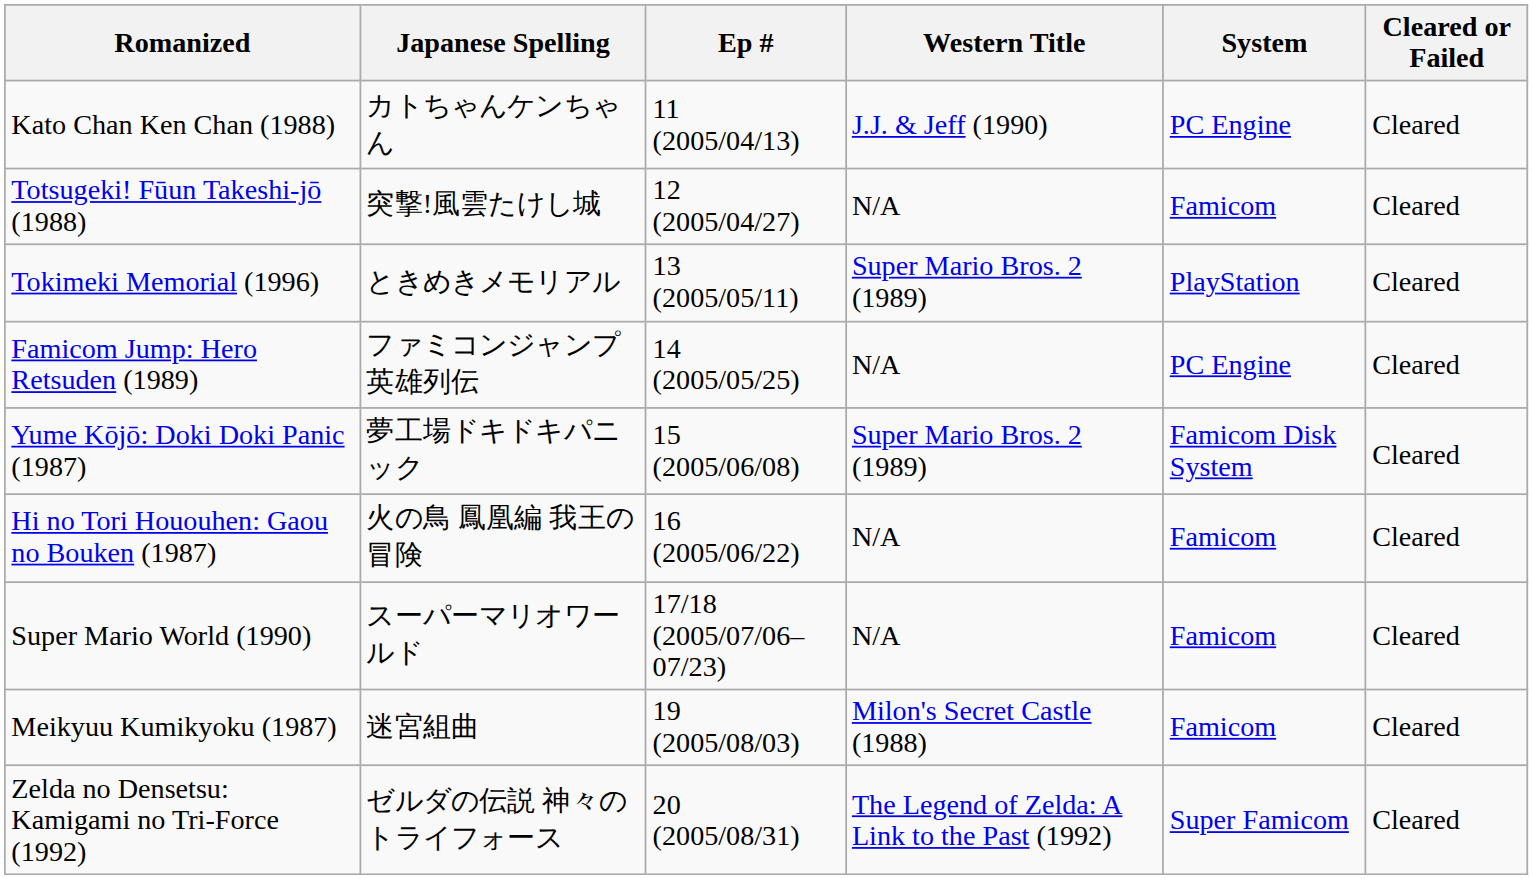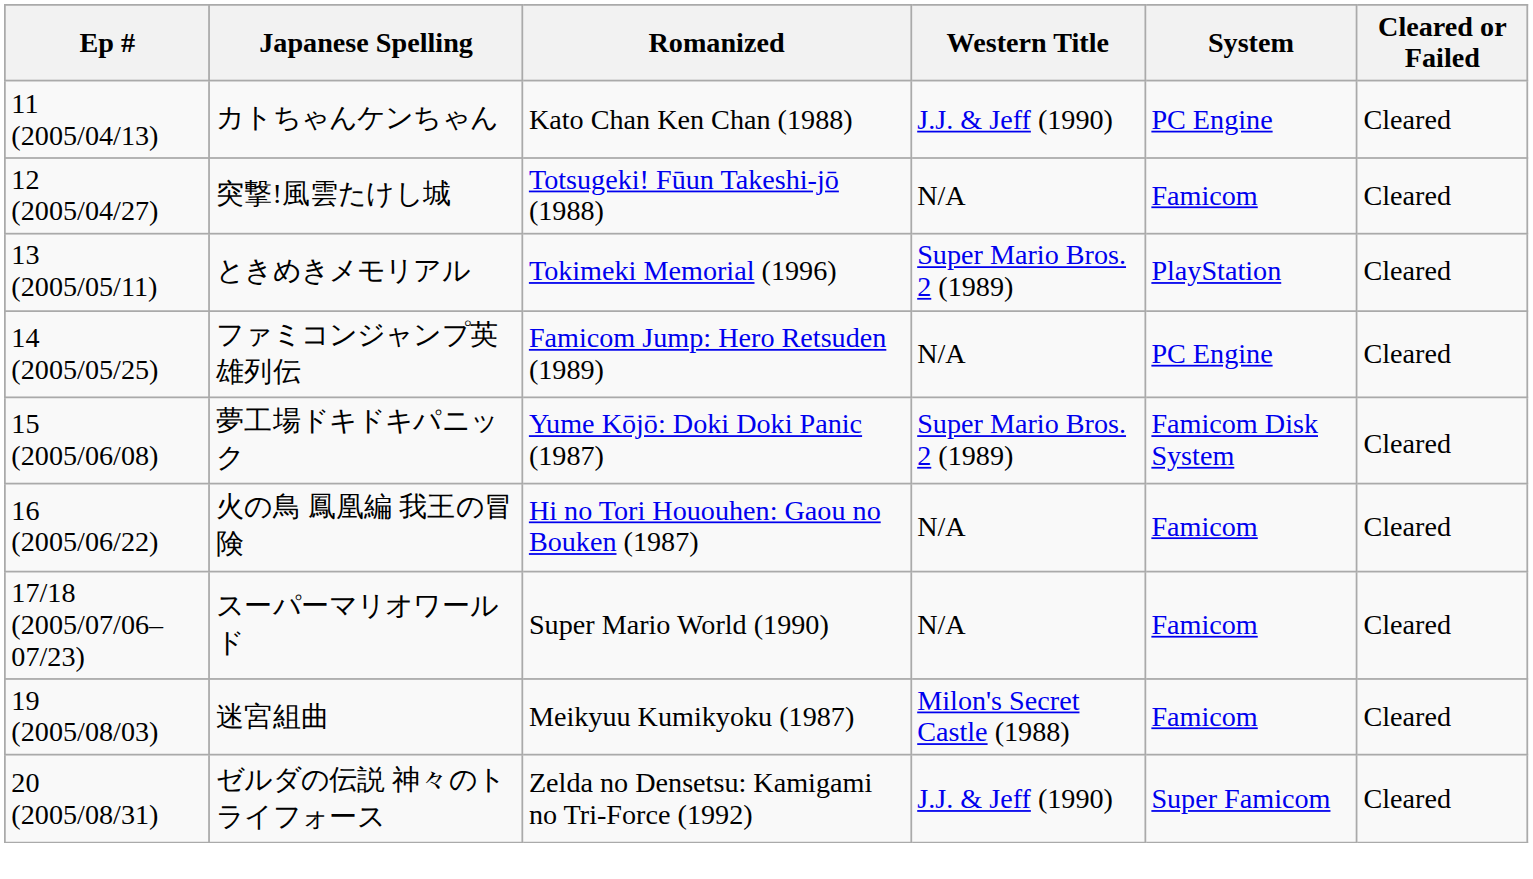columns swapped: (746, 42) <-> (182, 42)
(987, 819) The Legend of Zelda: A Link to the Past (1992) -> (1015, 798) J.J. & Jeff (1990)
